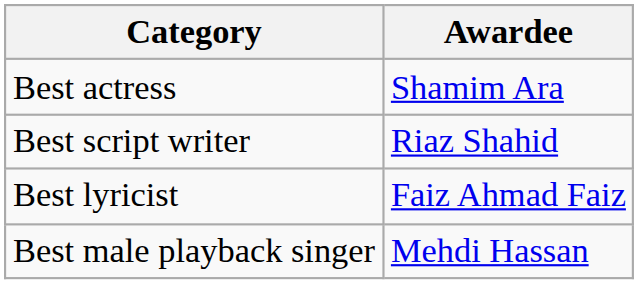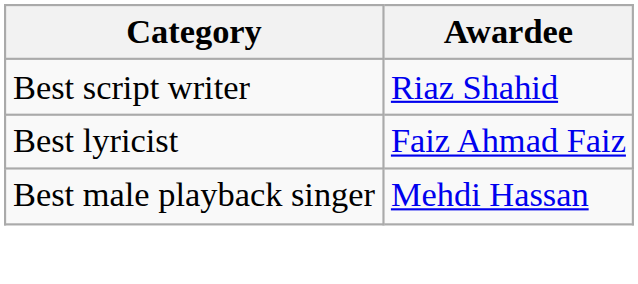- row: (95, 86)
